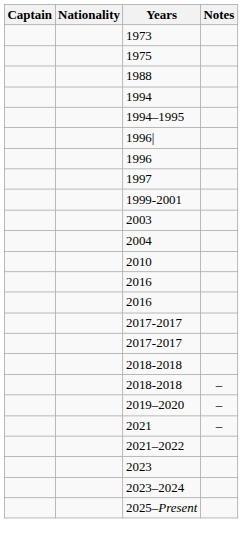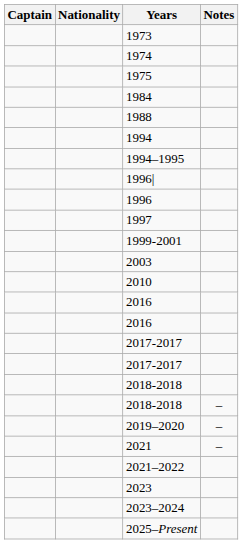+ row: (139, 55)
+ row: (139, 96)
- row: (139, 240)
